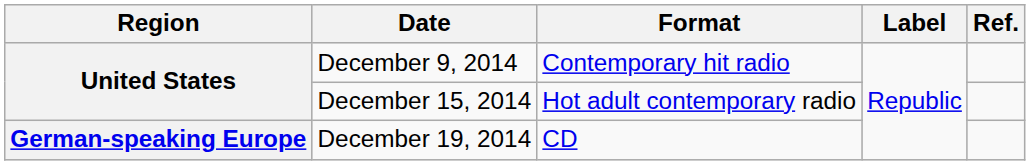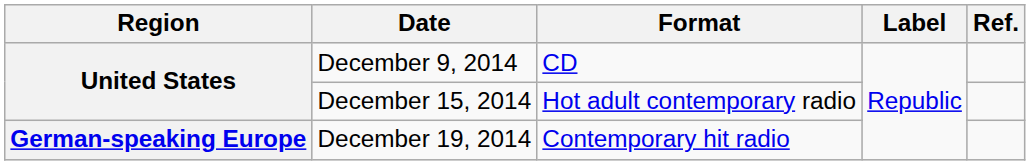(666, 62) Contemporary hit radio -> (560, 62) CD
(560, 139) CD -> (666, 139) Contemporary hit radio
